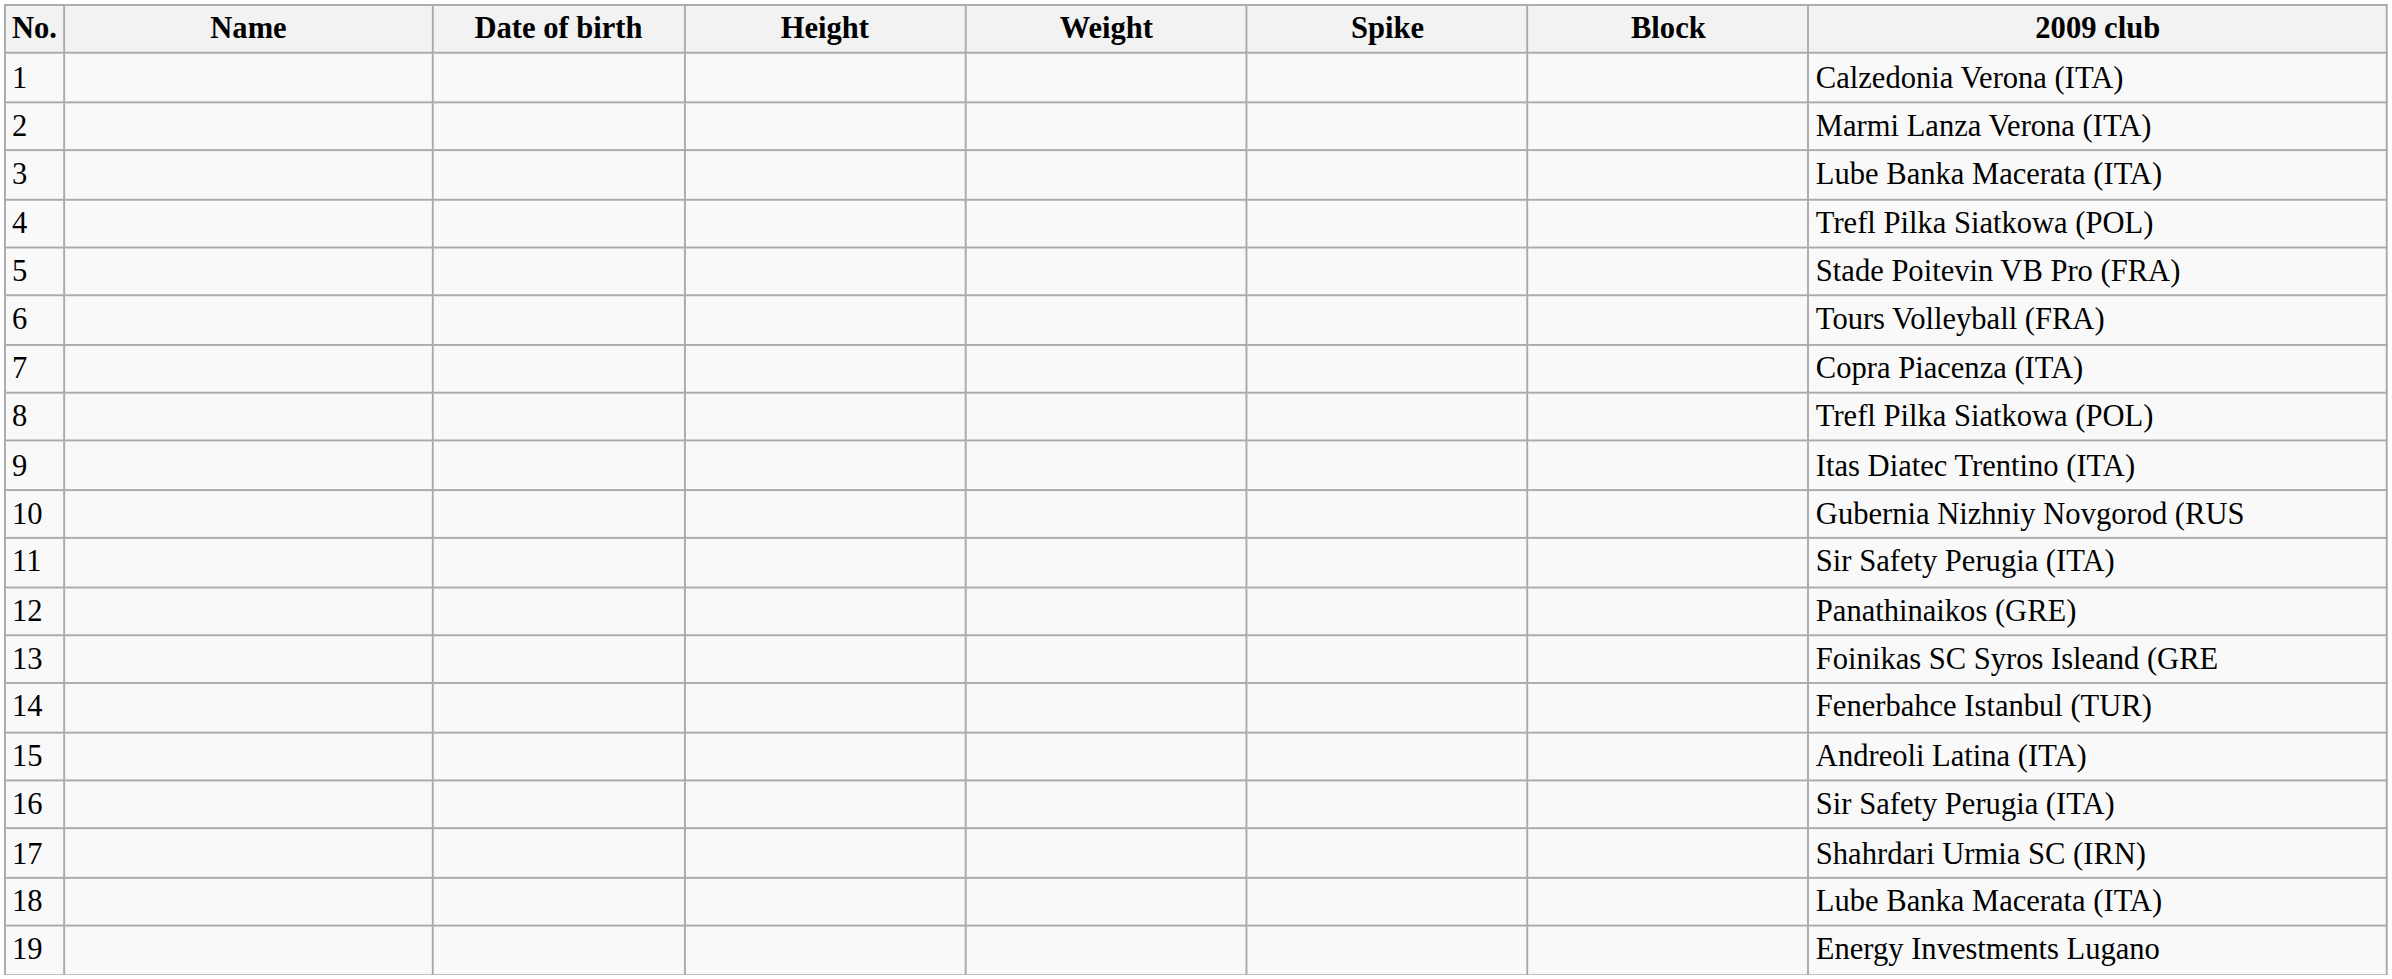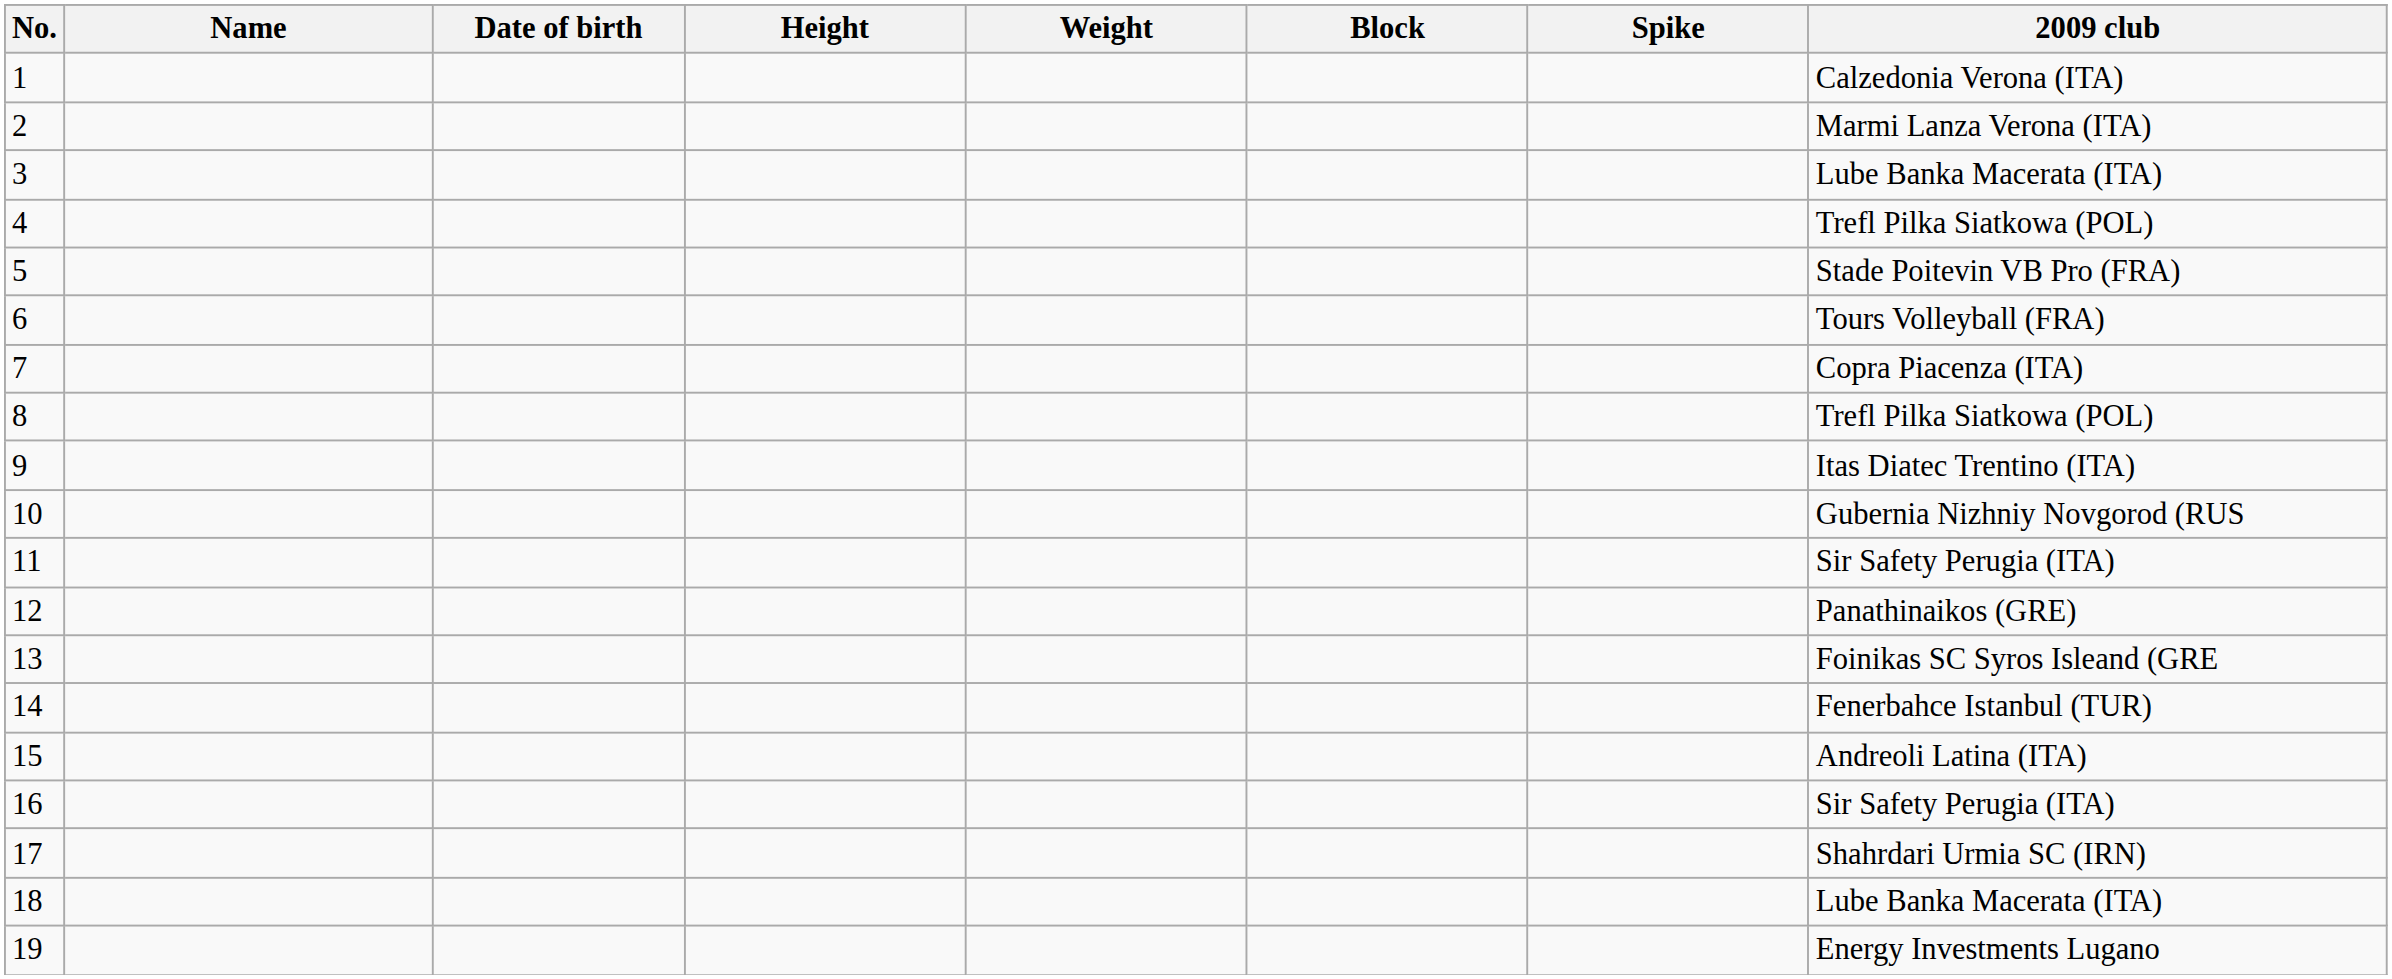columns swapped: (1388, 28) <-> (1668, 28)
